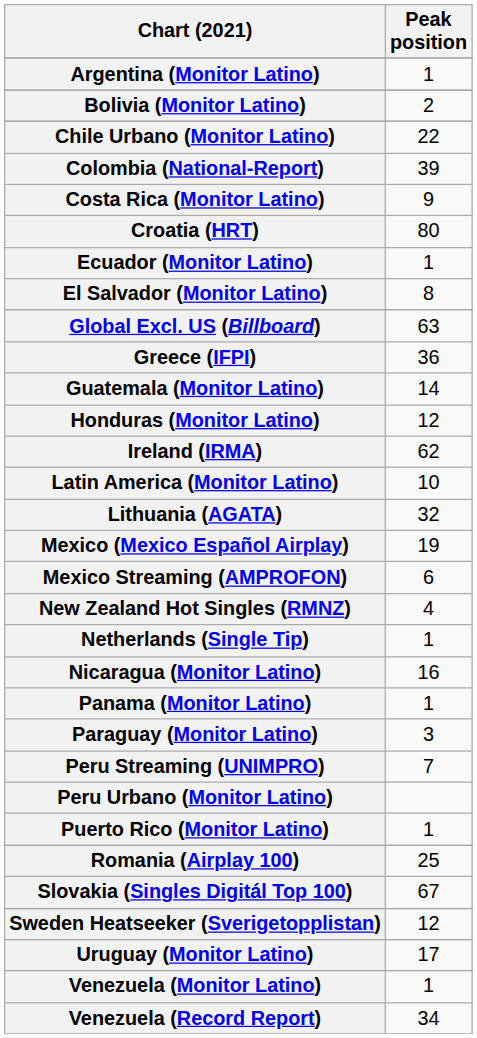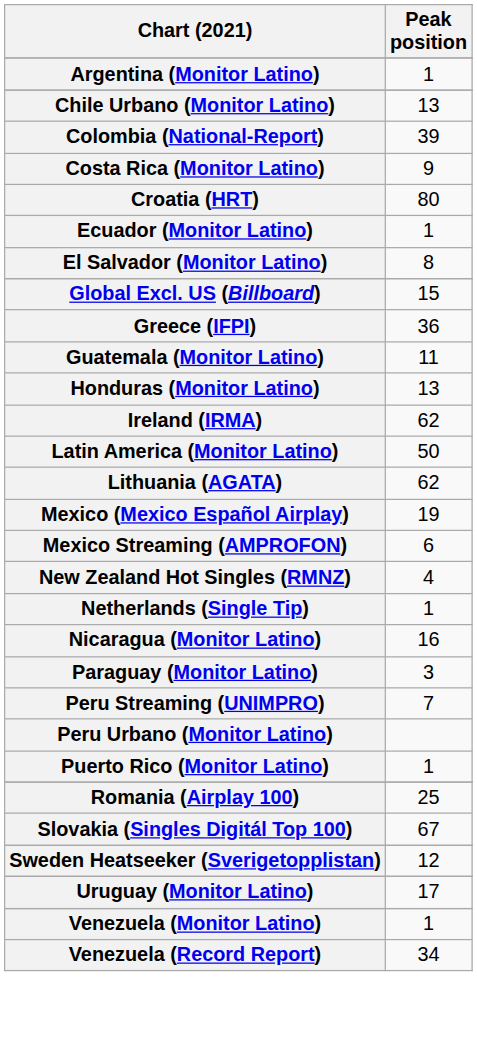- row: (195, 105)
(428, 136) 22 -> (428, 105) 13
(428, 325) 63 -> (428, 294) 15
(428, 388) 14 -> (428, 357) 11
(428, 420) 12 -> (428, 388) 13
(428, 483) 10 -> (428, 451) 50
(428, 514) 32 -> (428, 483) 62
- row: (195, 703)
